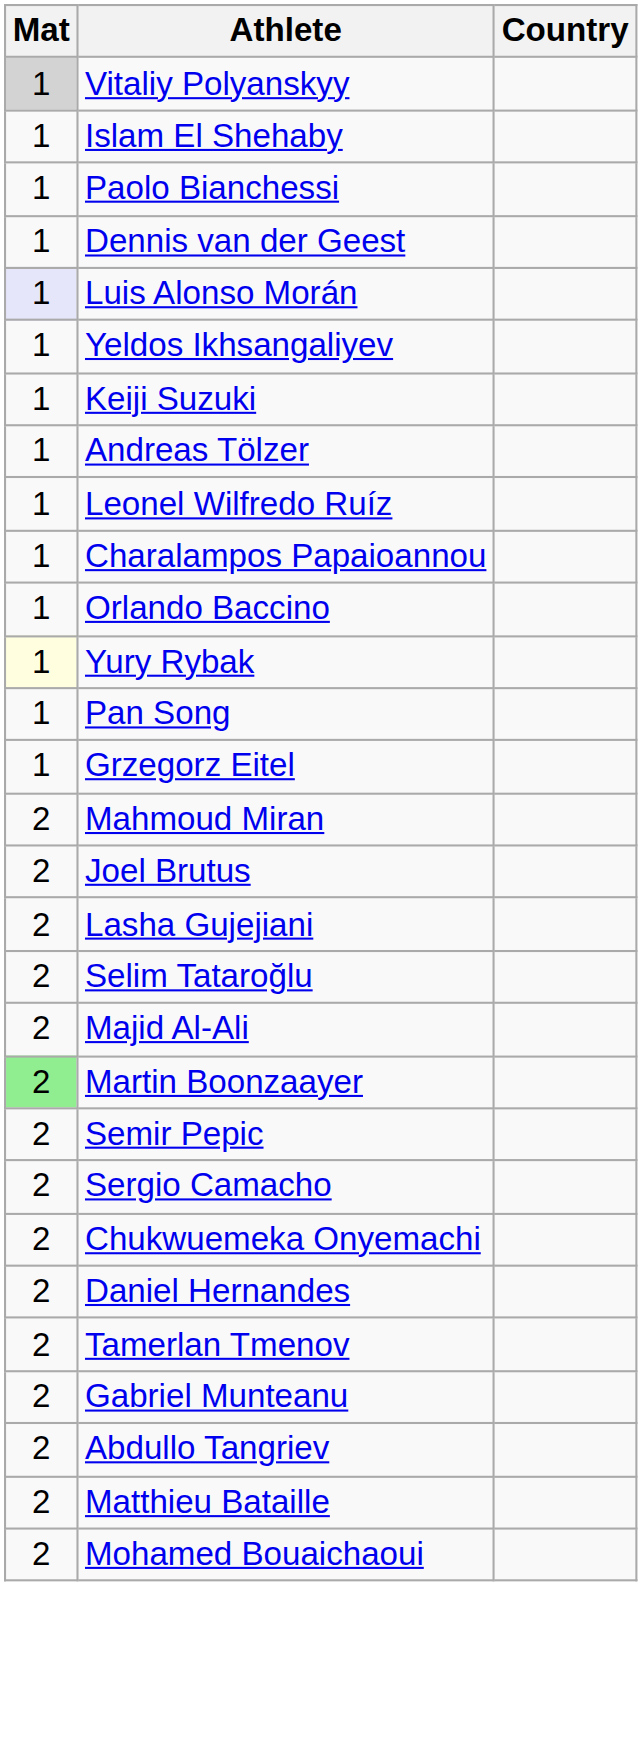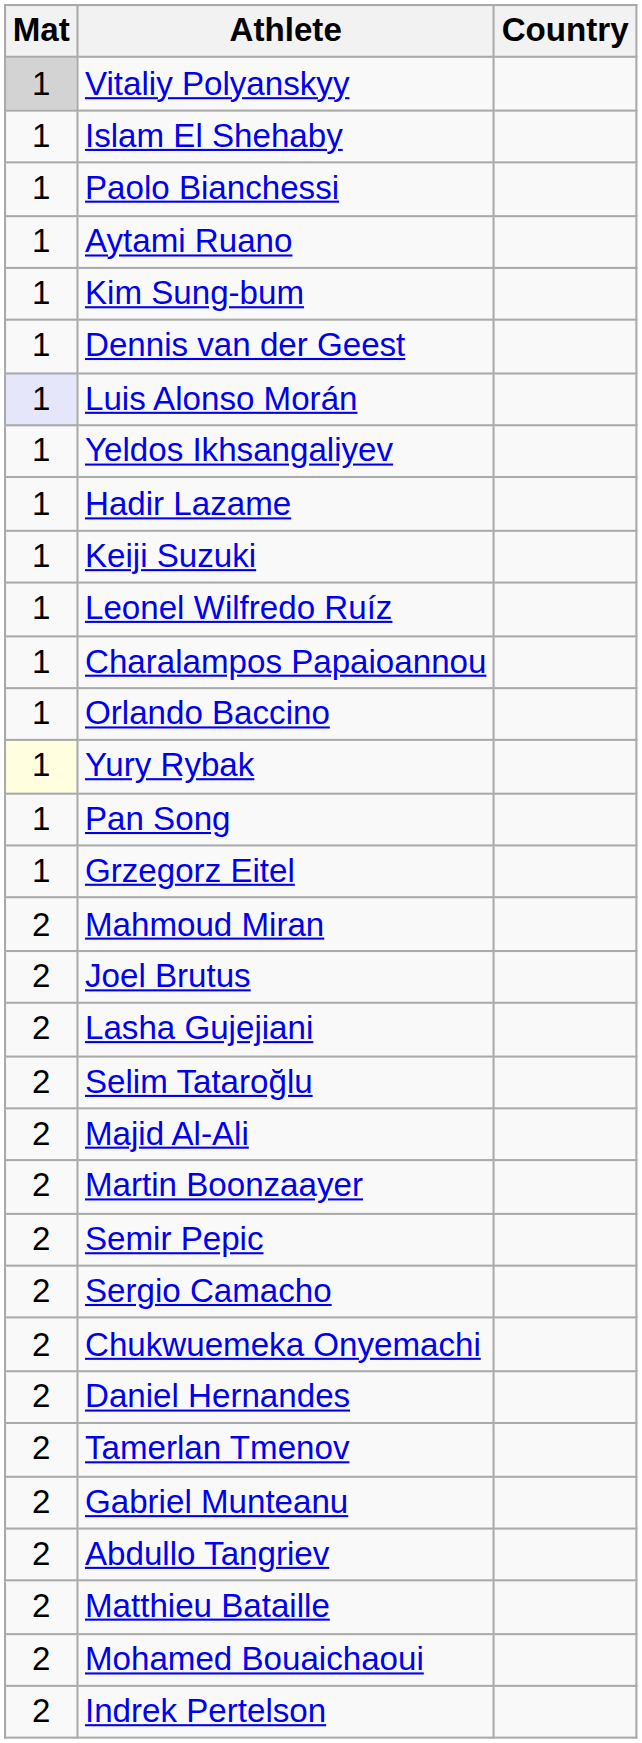+ row: (189, 240)
+ row: (195, 293)
+ row: (188, 503)
- row: (197, 450)
(41, 1081) lightgreen background -> (41, 1186) no background
+ row: (206, 1711)
